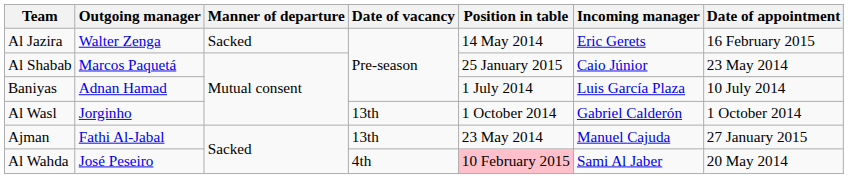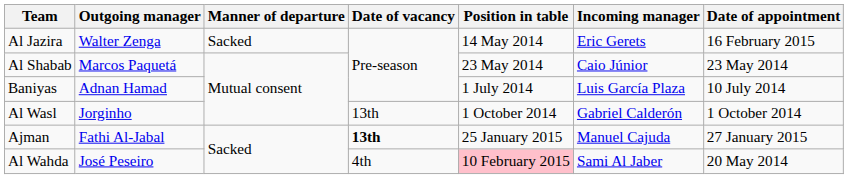(512, 64) 25 January 2015 -> (502, 64) 23 May 2014
(365, 137) normal -> (366, 137) bold
(502, 137) 23 May 2014 -> (512, 137) 25 January 2015
